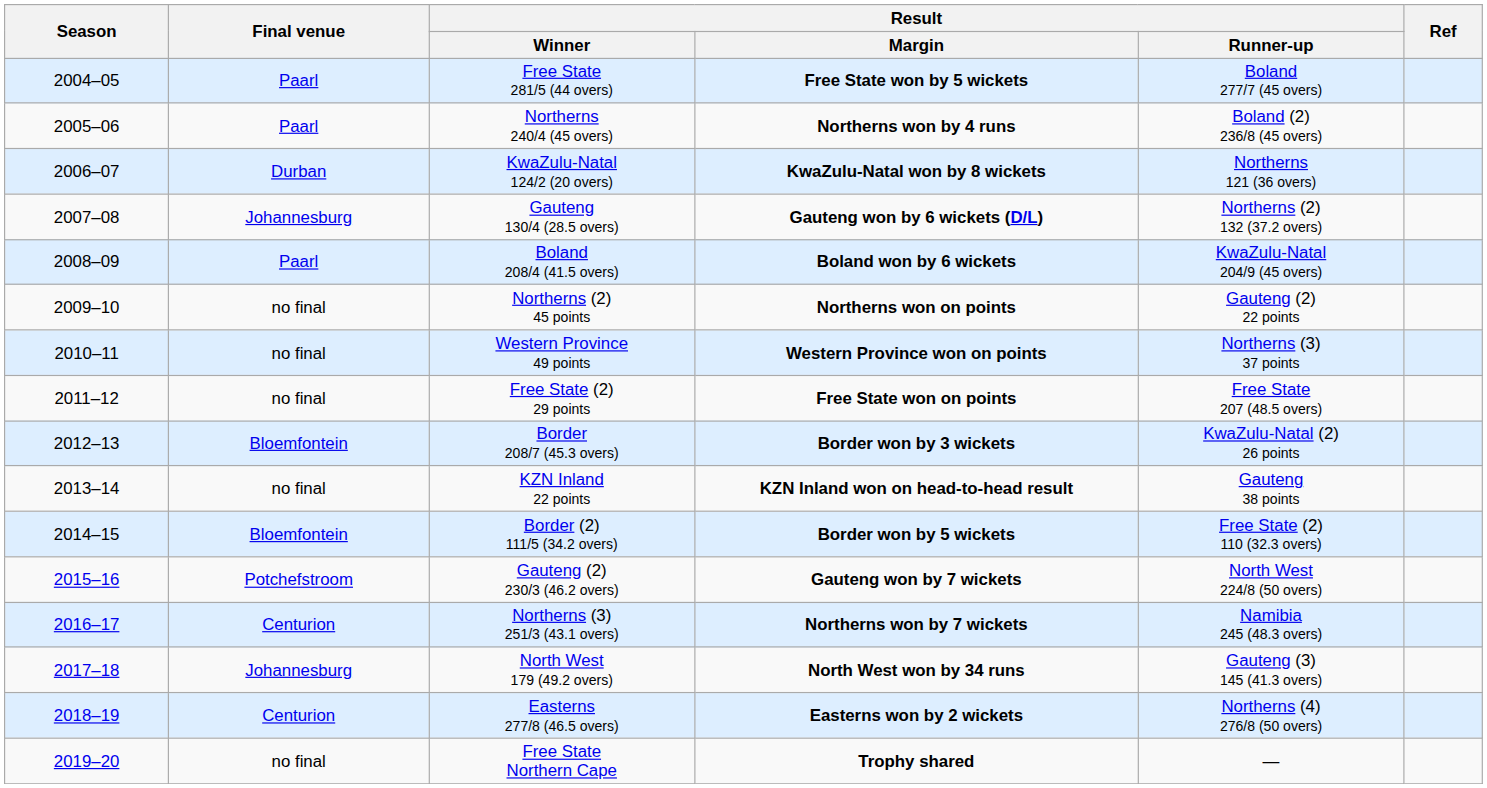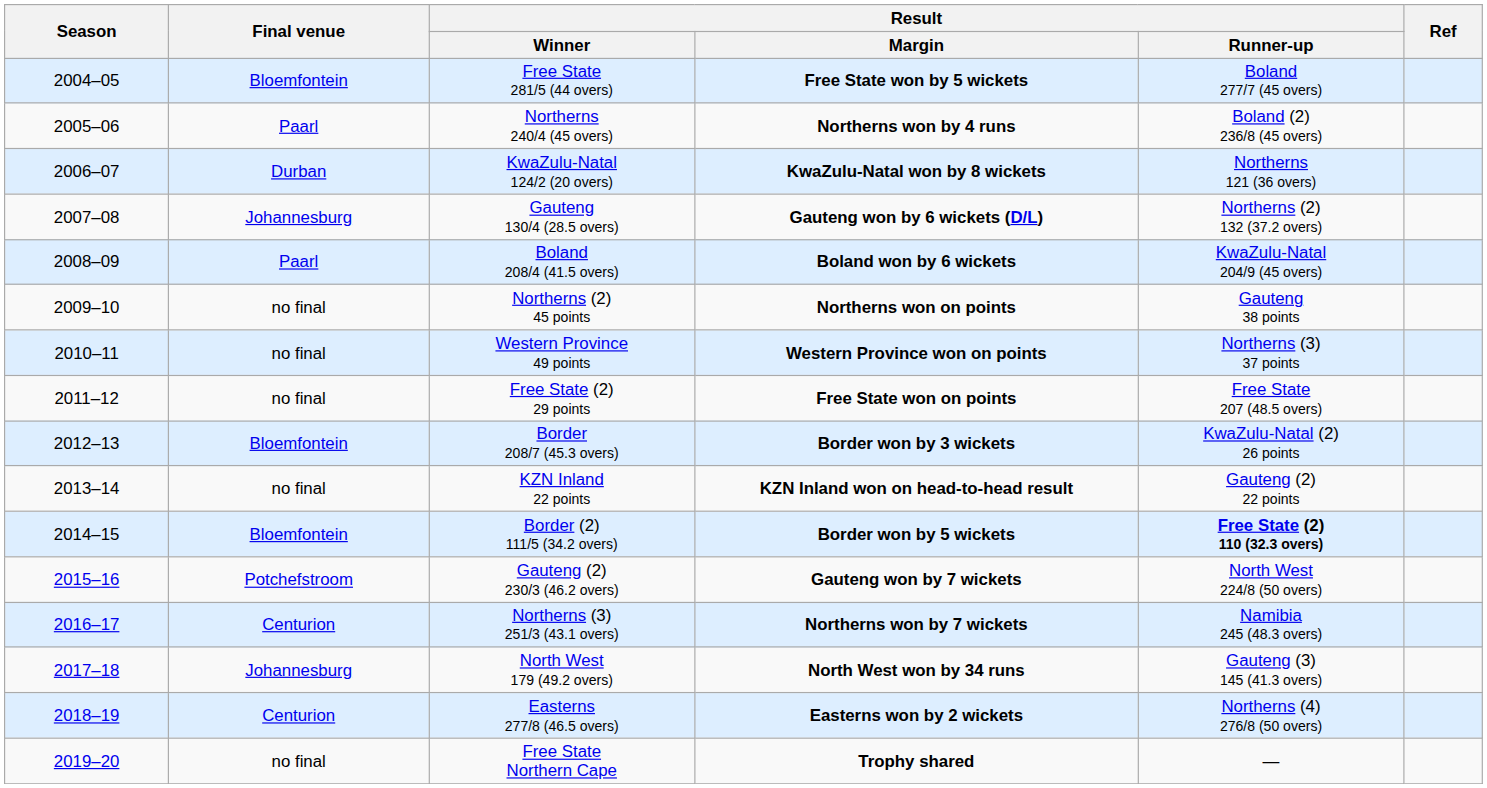(299, 81) Paarl -> (299, 81) Bloemfontein
(1271, 308) Gauteng (2) 22 points -> (1271, 308) Gauteng 38 points
(1271, 489) Gauteng 38 points -> (1271, 489) Gauteng (2) 22 points
(1271, 534) normal -> (1271, 534) bold
